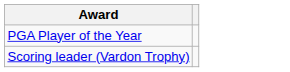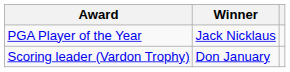+ column: (236, 14)
